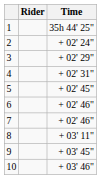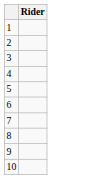- column: (72, 12)
